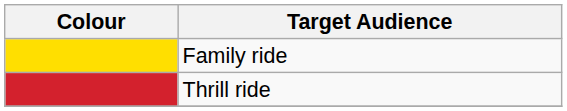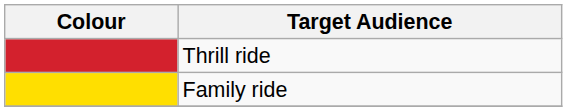rows swapped: (227, 90) <-> (235, 56)
